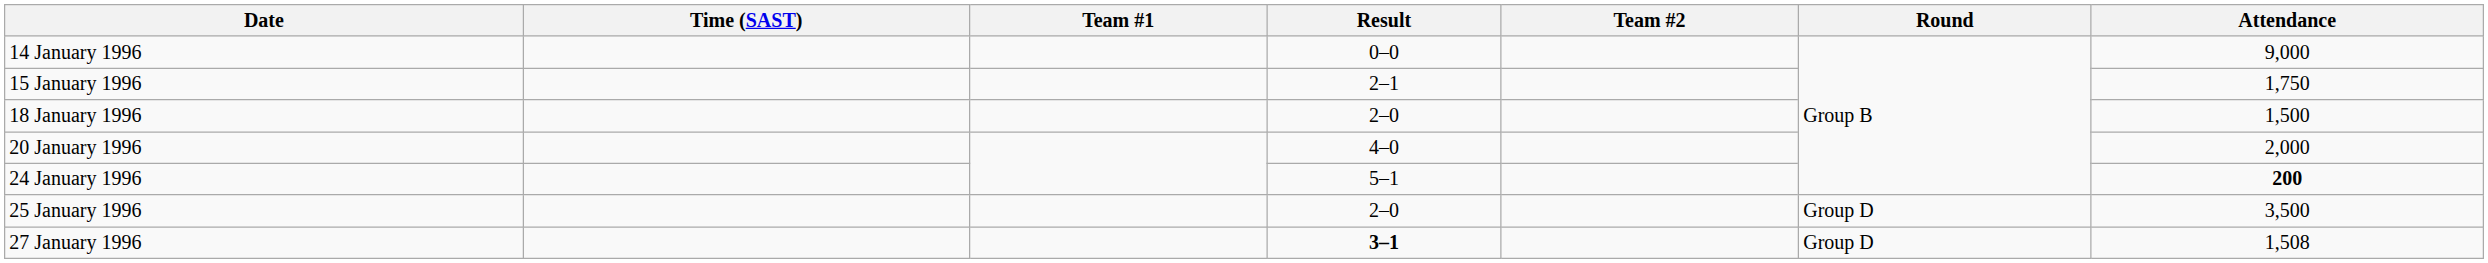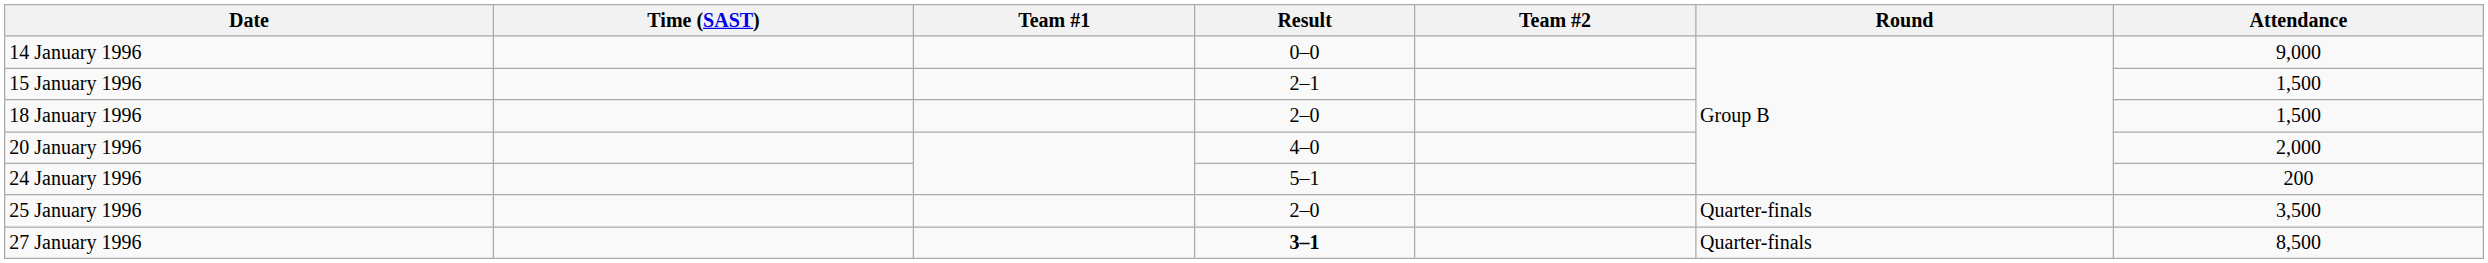(2287, 83) 1,750 -> (2298, 83) 1,500
(2287, 178) bold -> (2298, 178) normal
(1838, 210) Group D -> (1756, 210) Quarter-finals
(1838, 242) Group D -> (1756, 242) Quarter-finals
(2287, 242) 1,508 -> (2298, 242) 8,500
